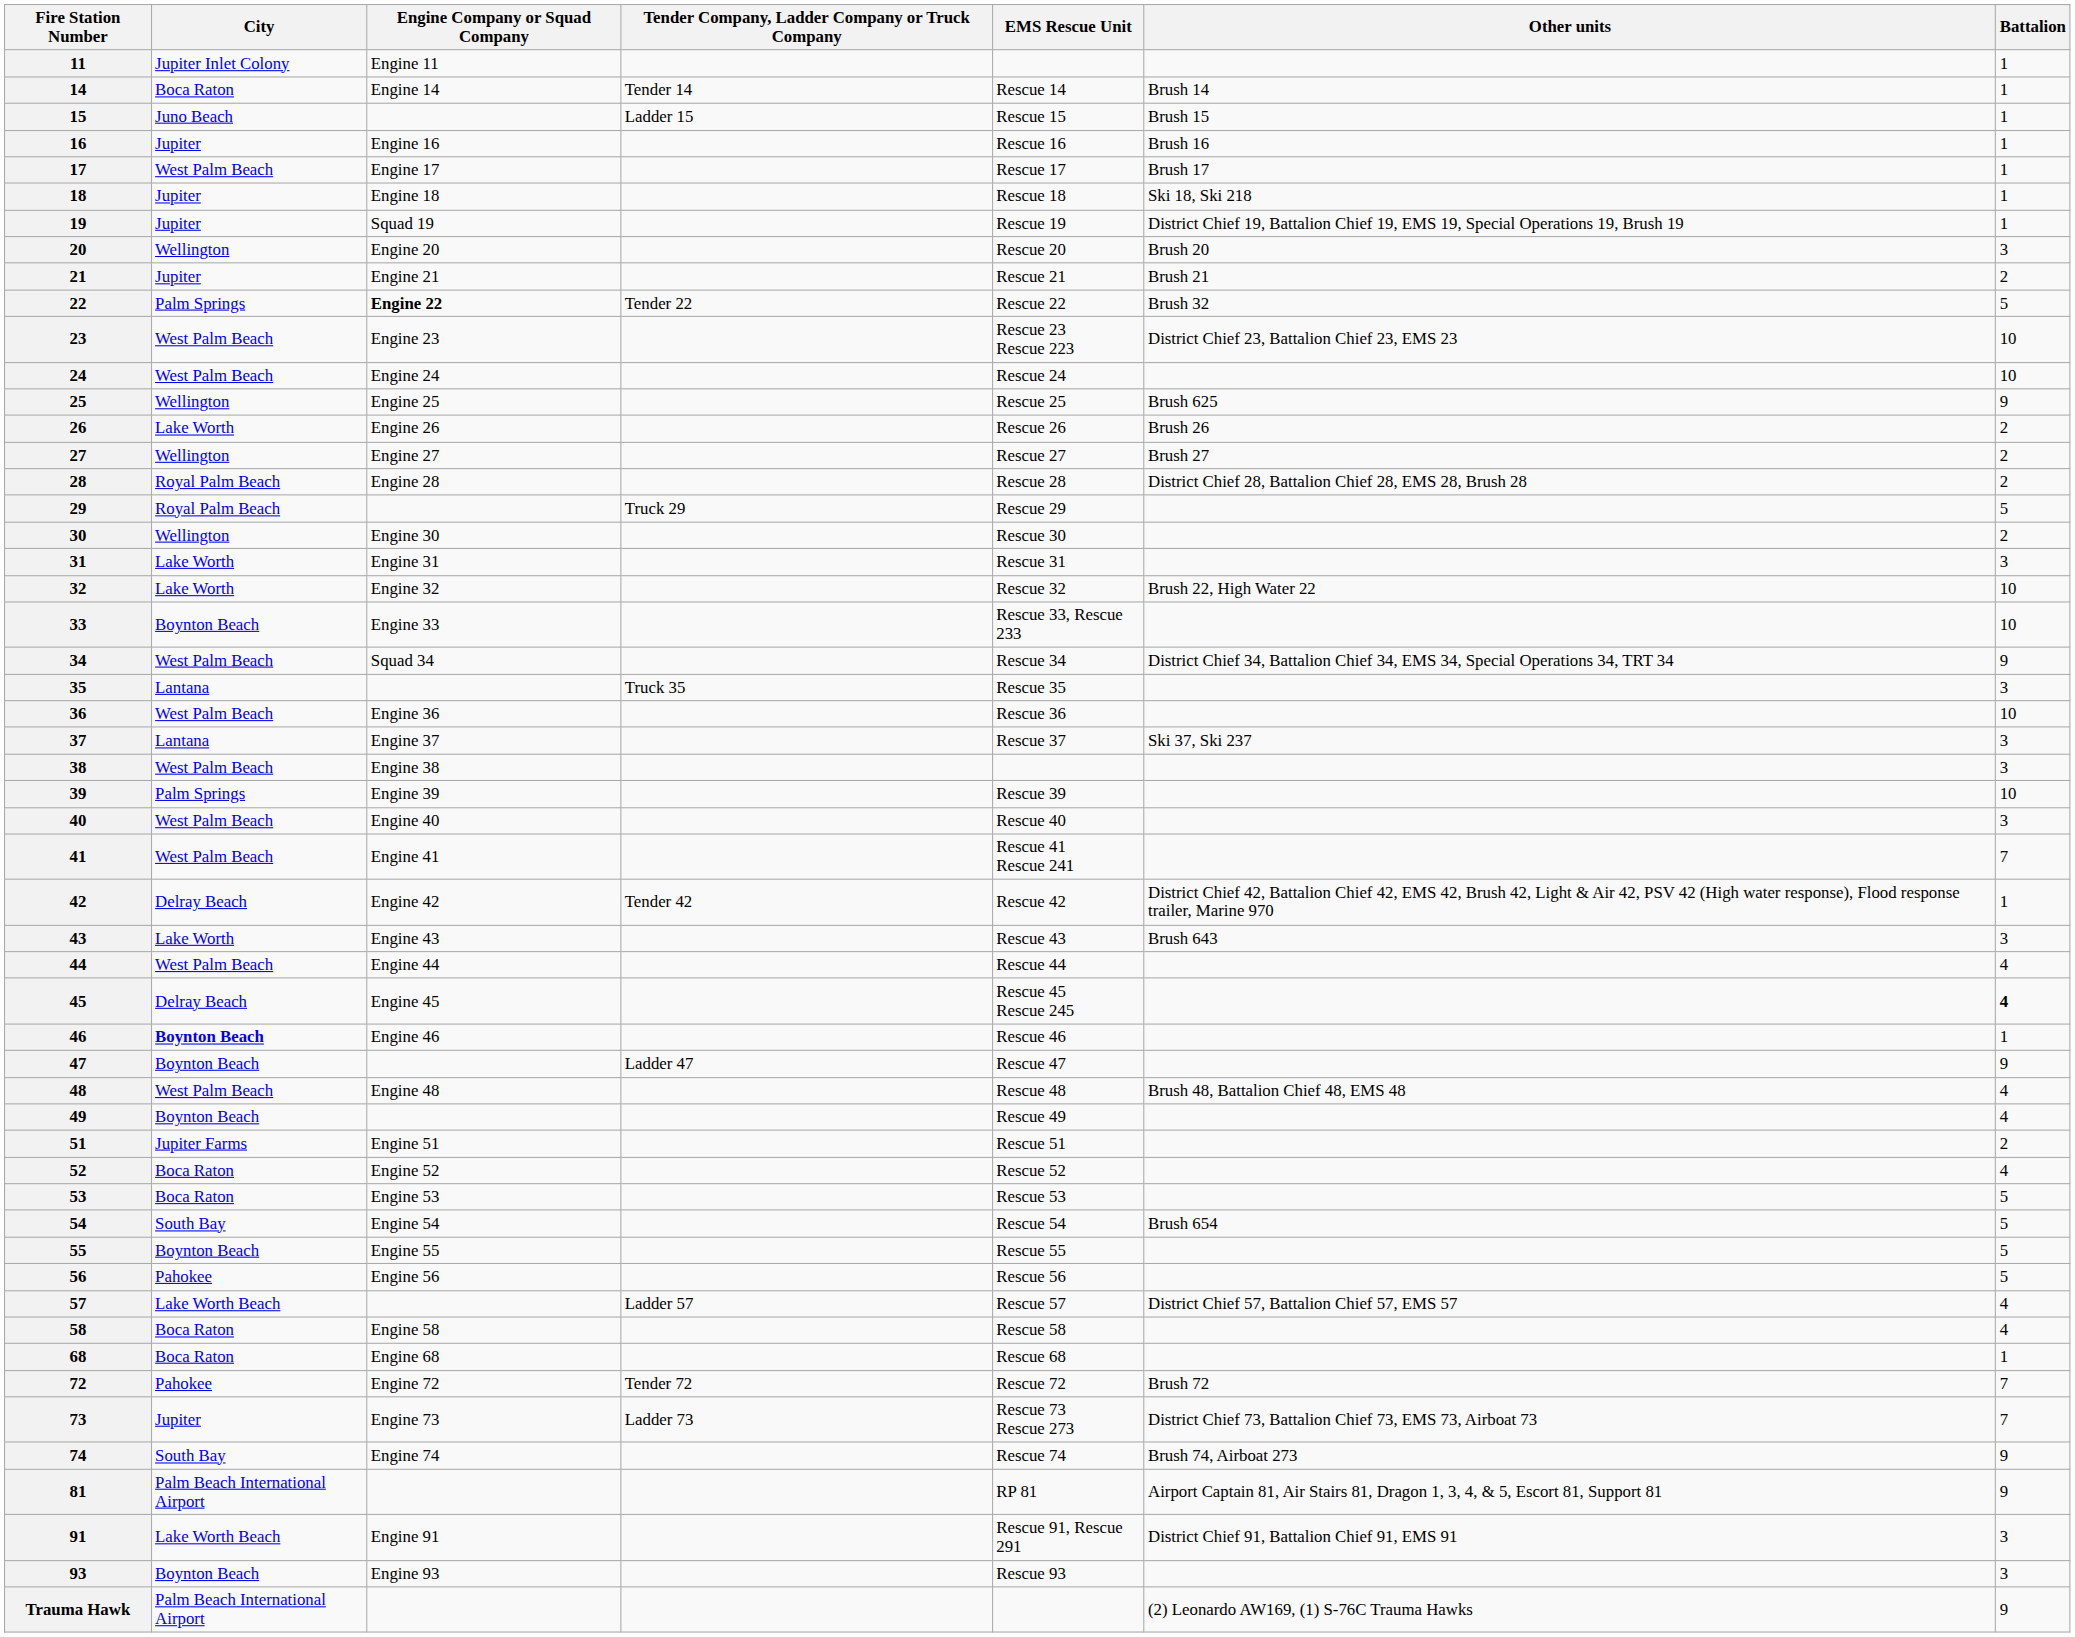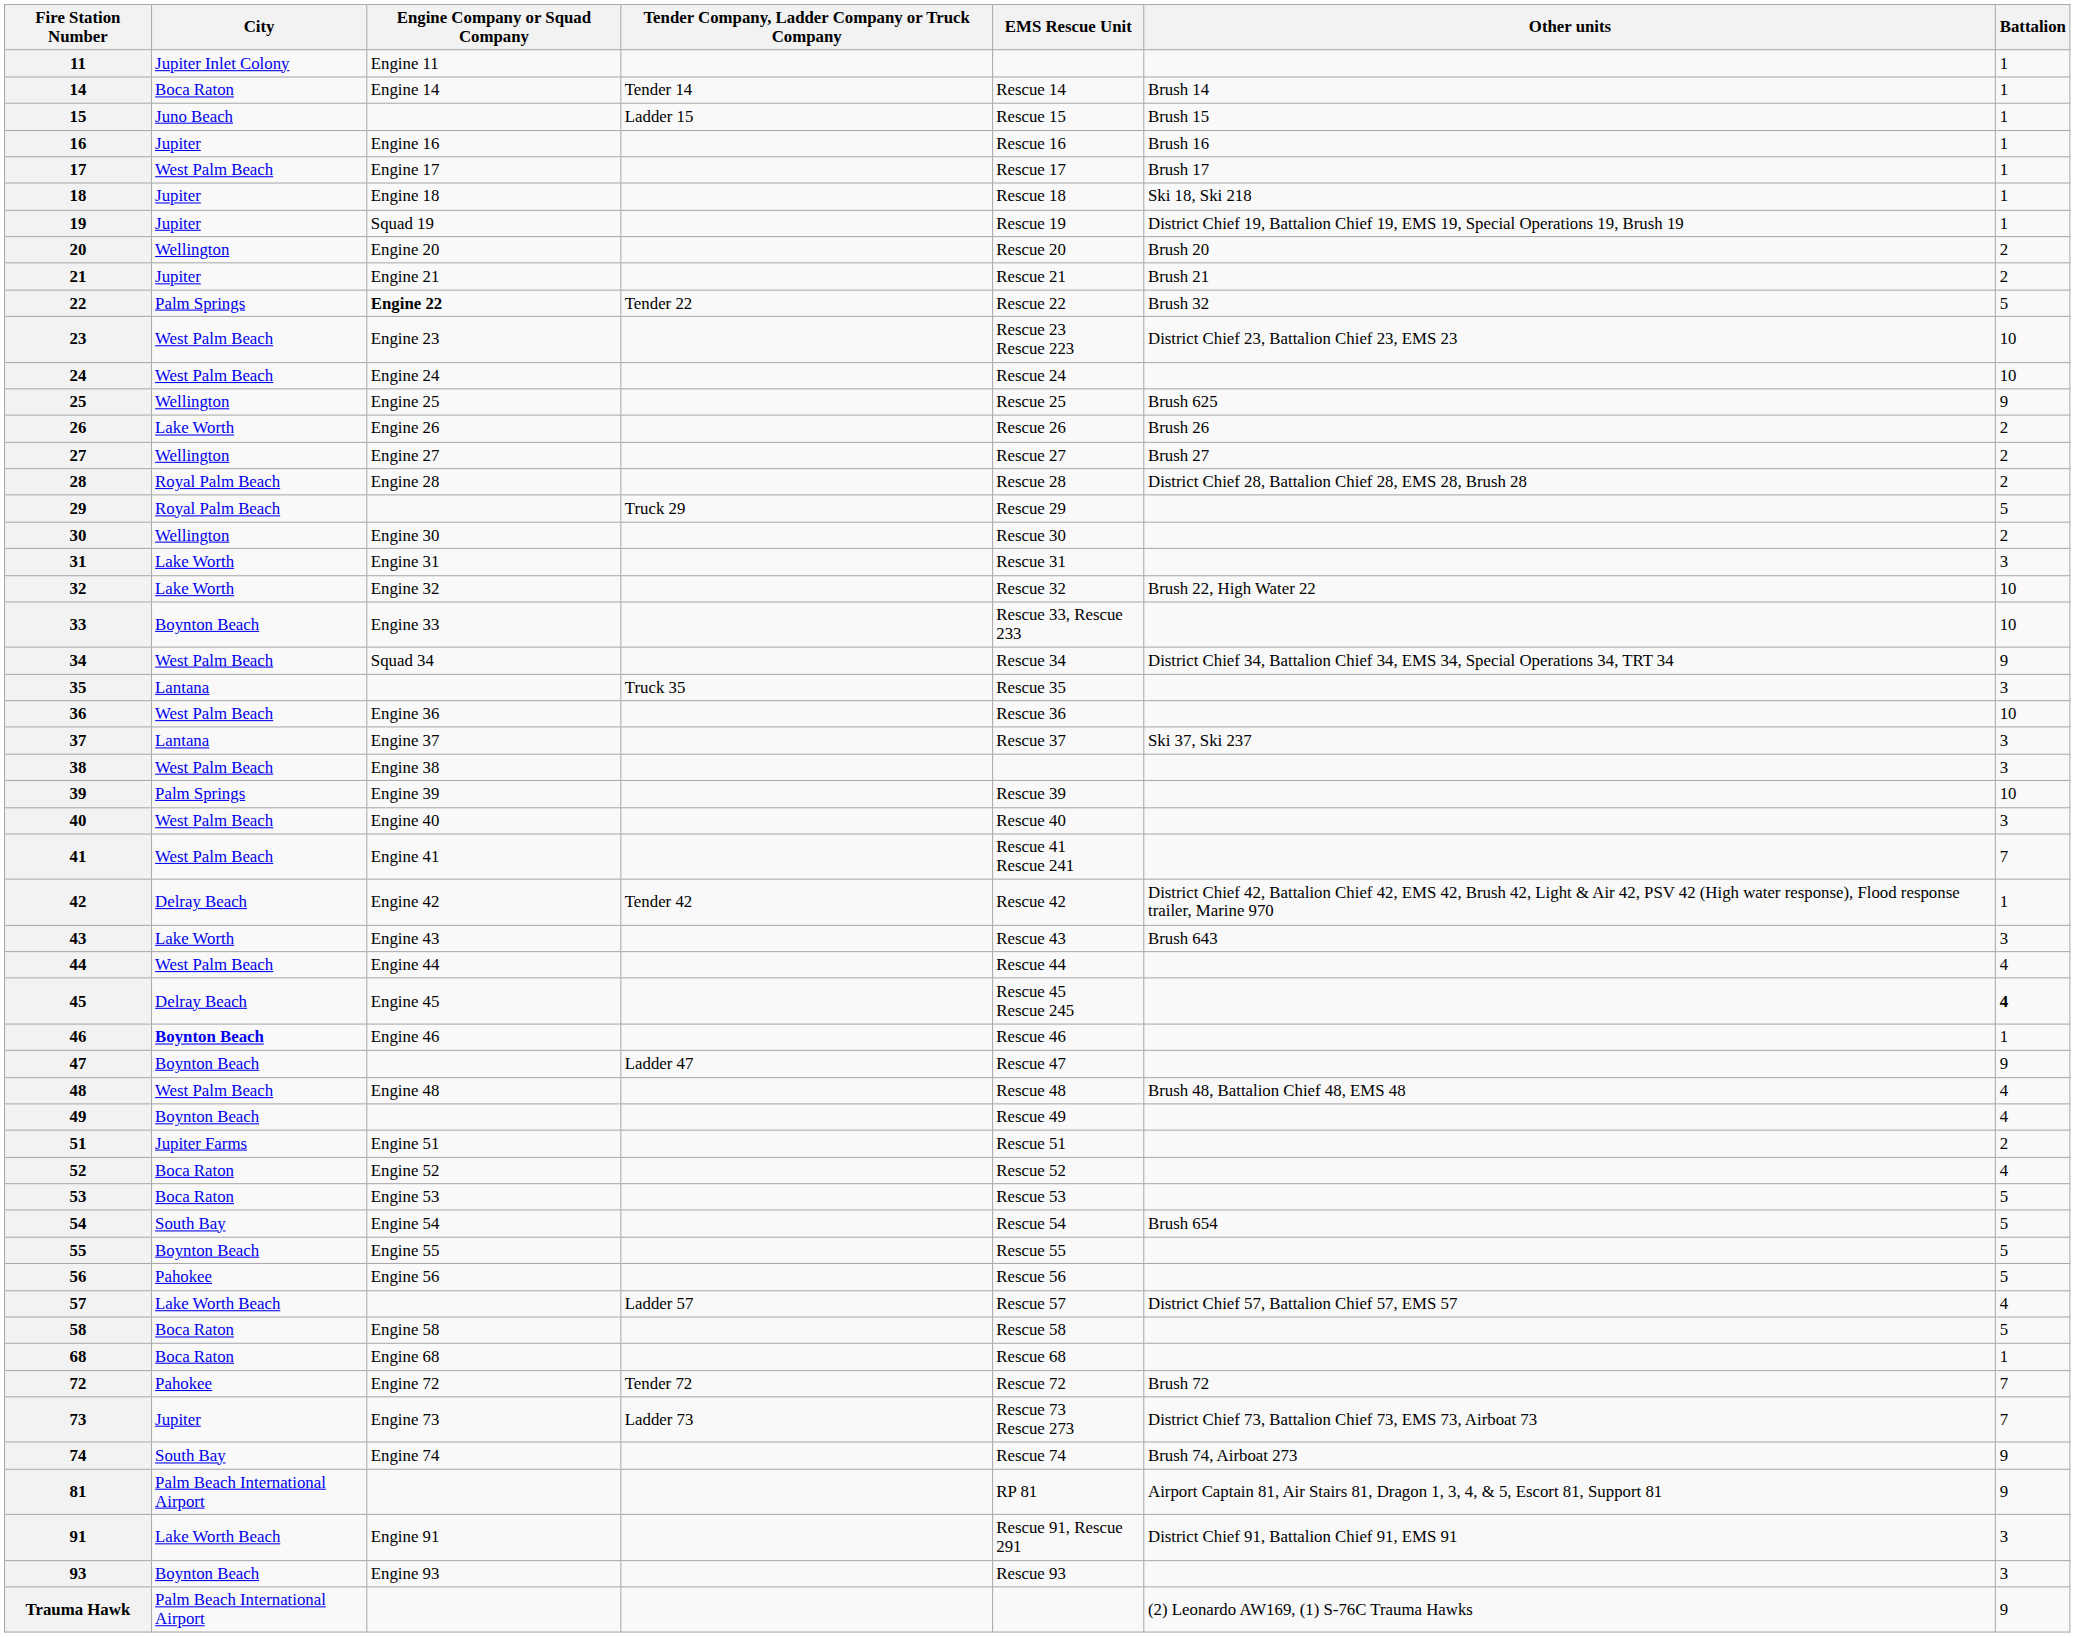(2004, 249) 3 -> (2004, 249) 2
(2004, 1330) 4 -> (2004, 1330) 5
